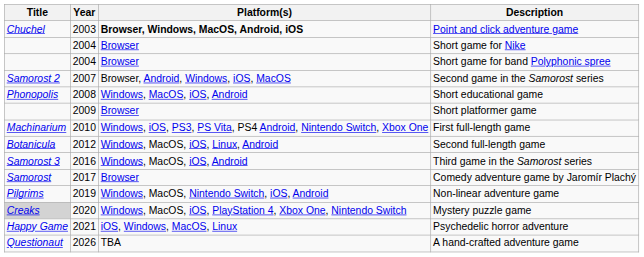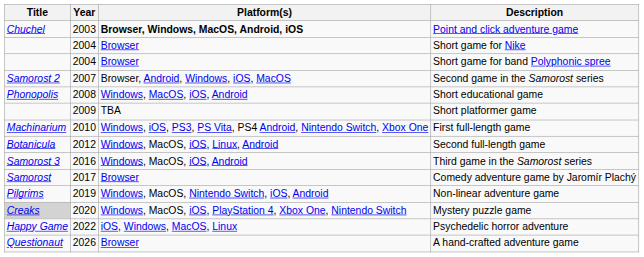(120, 111) Browser -> (111, 111) TBA
(84, 227) 2021 -> (84, 227) 2022
(111, 243) TBA -> (120, 243) Browser
